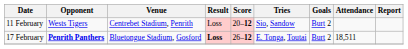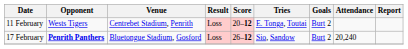(275, 24) Sio, Sandow -> (281, 24) E. Tonga, Toutai
(215, 37) bold -> (215, 37) normal
(281, 37) E. Tonga, Toutai -> (275, 37) Sio, Sandow
(346, 37) 18,511 -> (346, 37) 20,240
